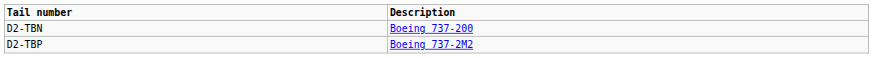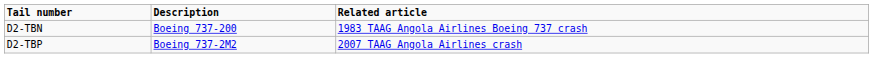+ column: (382, 12)
